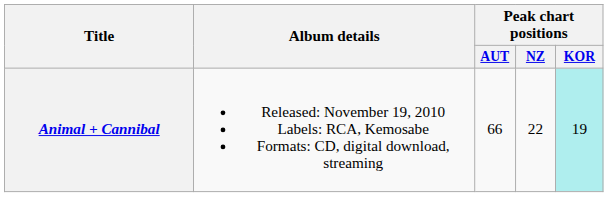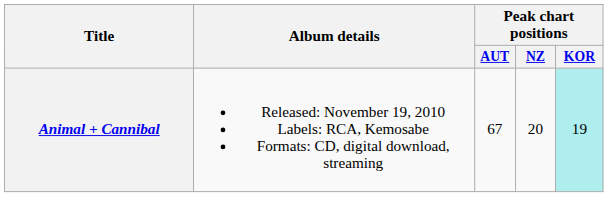(495, 129) 66 -> (495, 129) 67
(535, 129) 22 -> (535, 129) 20
